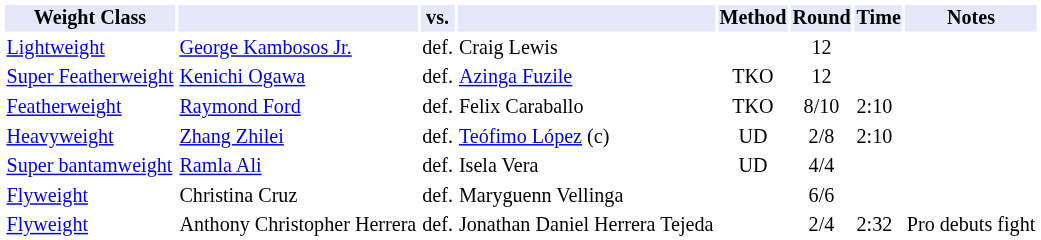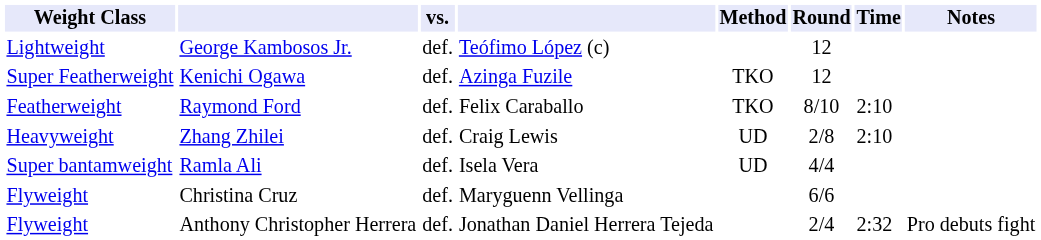(508, 47) Craig Lewis -> (534, 47) Teófimo López (c)
(534, 136) Teófimo López (c) -> (508, 136) Craig Lewis
